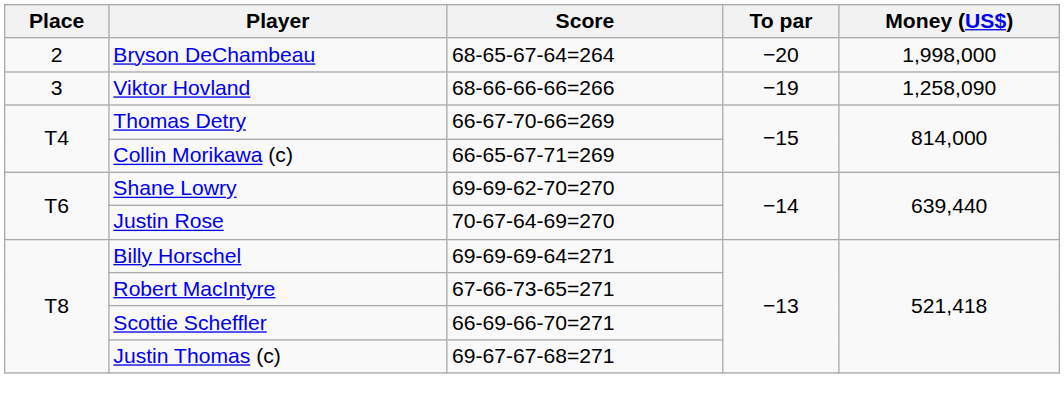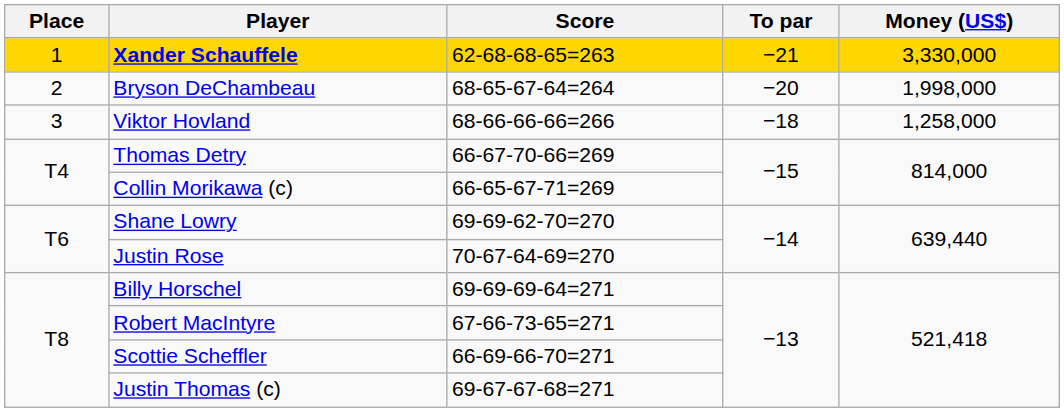+ row: (206, 54)
(781, 88) −19 -> (781, 121) −18
(949, 88) 1,258,090 -> (949, 121) 1,258,000
